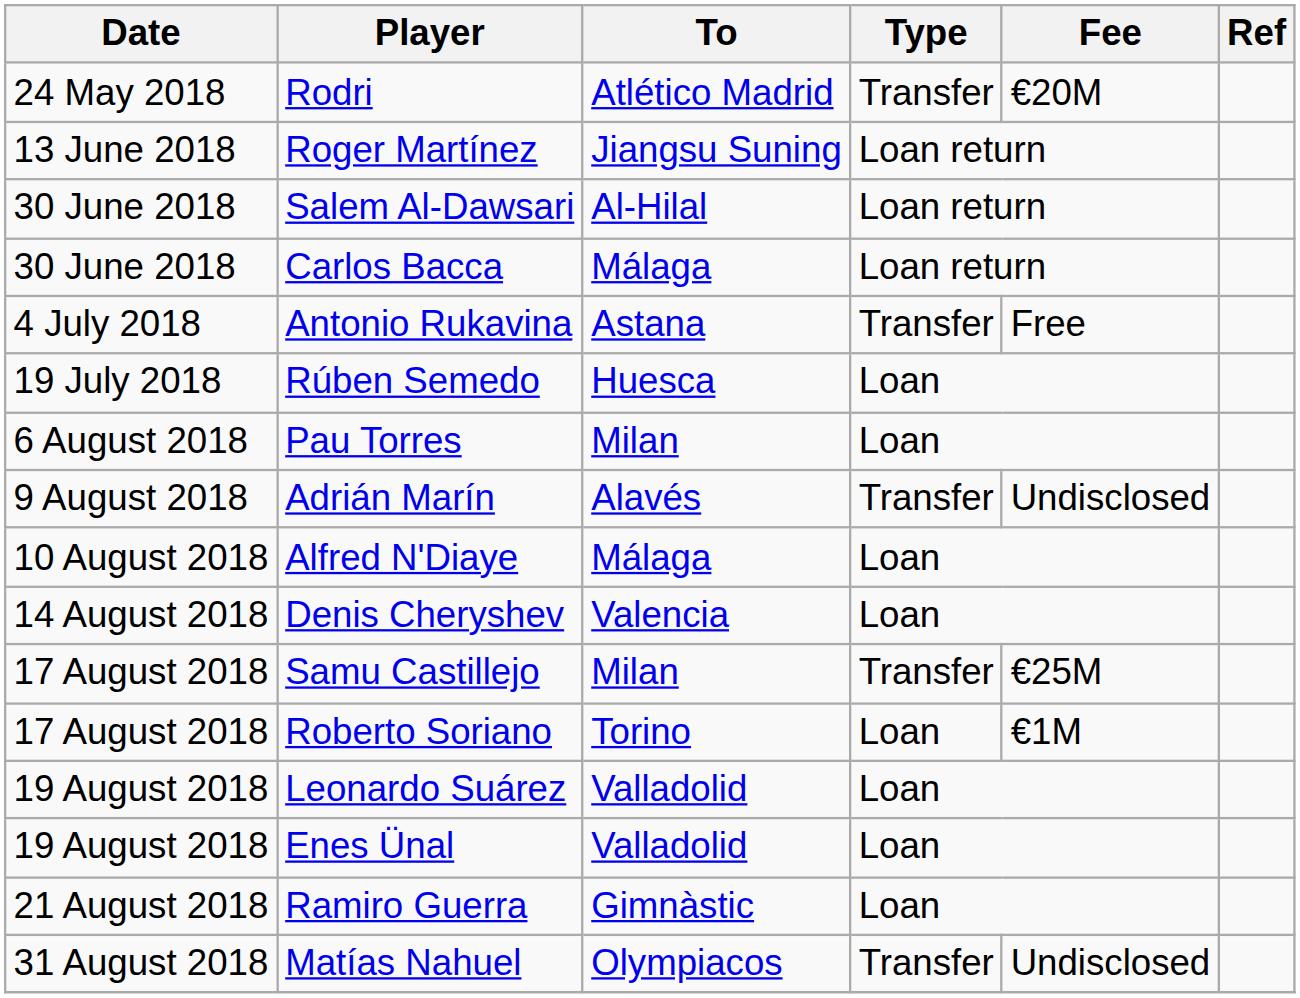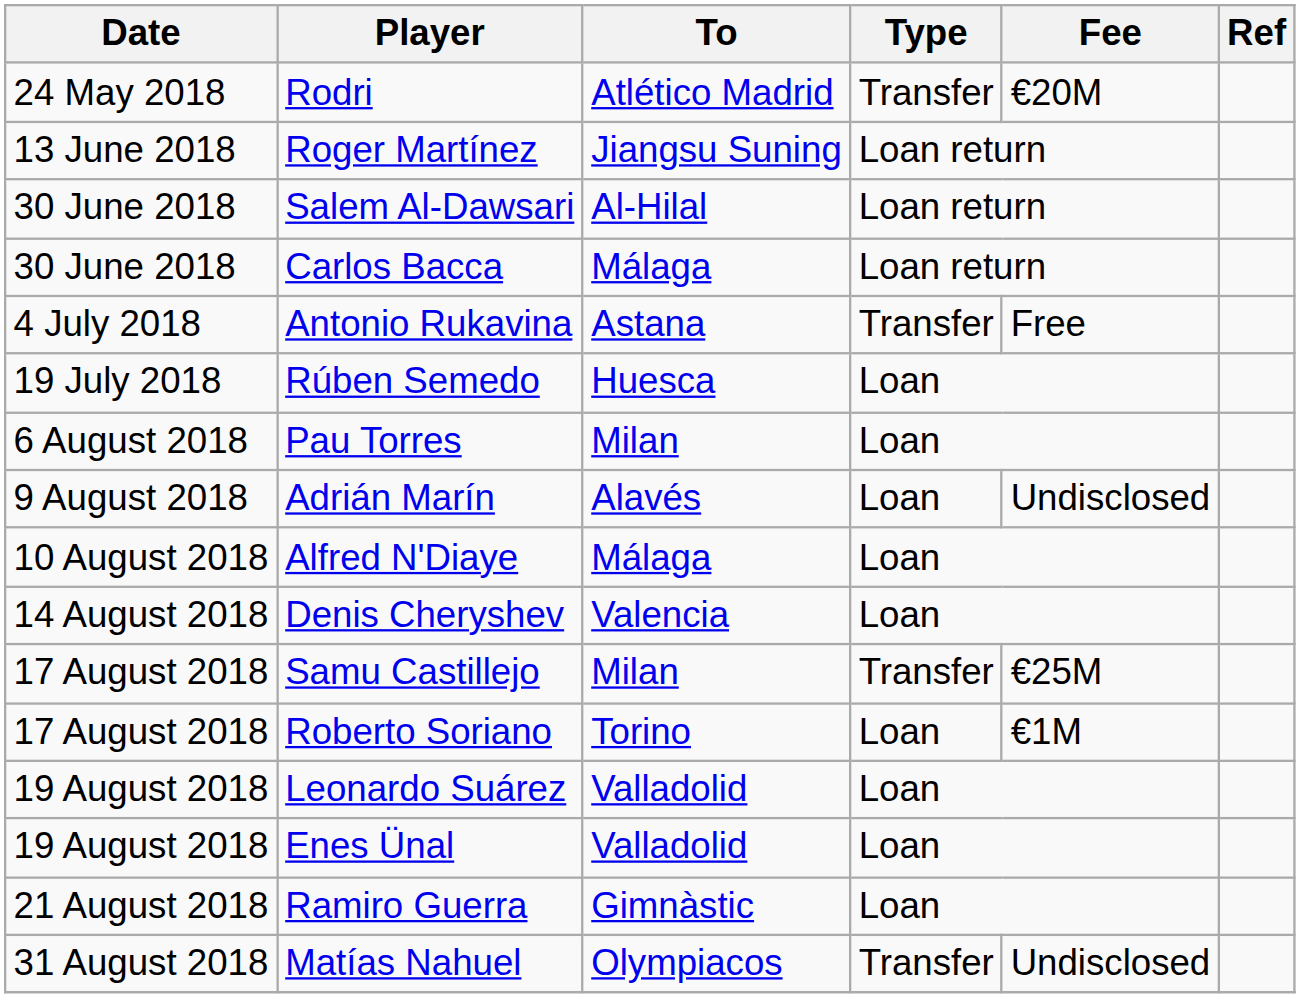(926, 498) Transfer -> (899, 498) Loan
